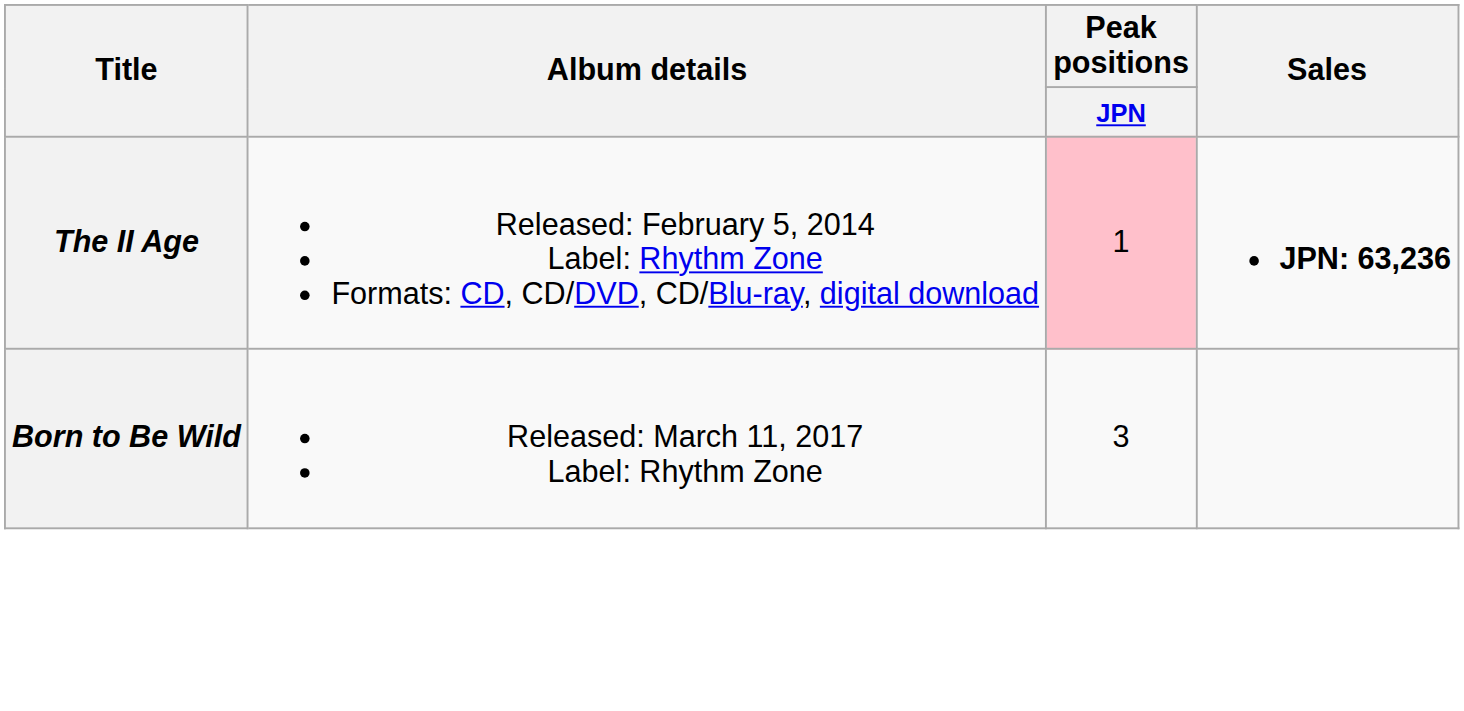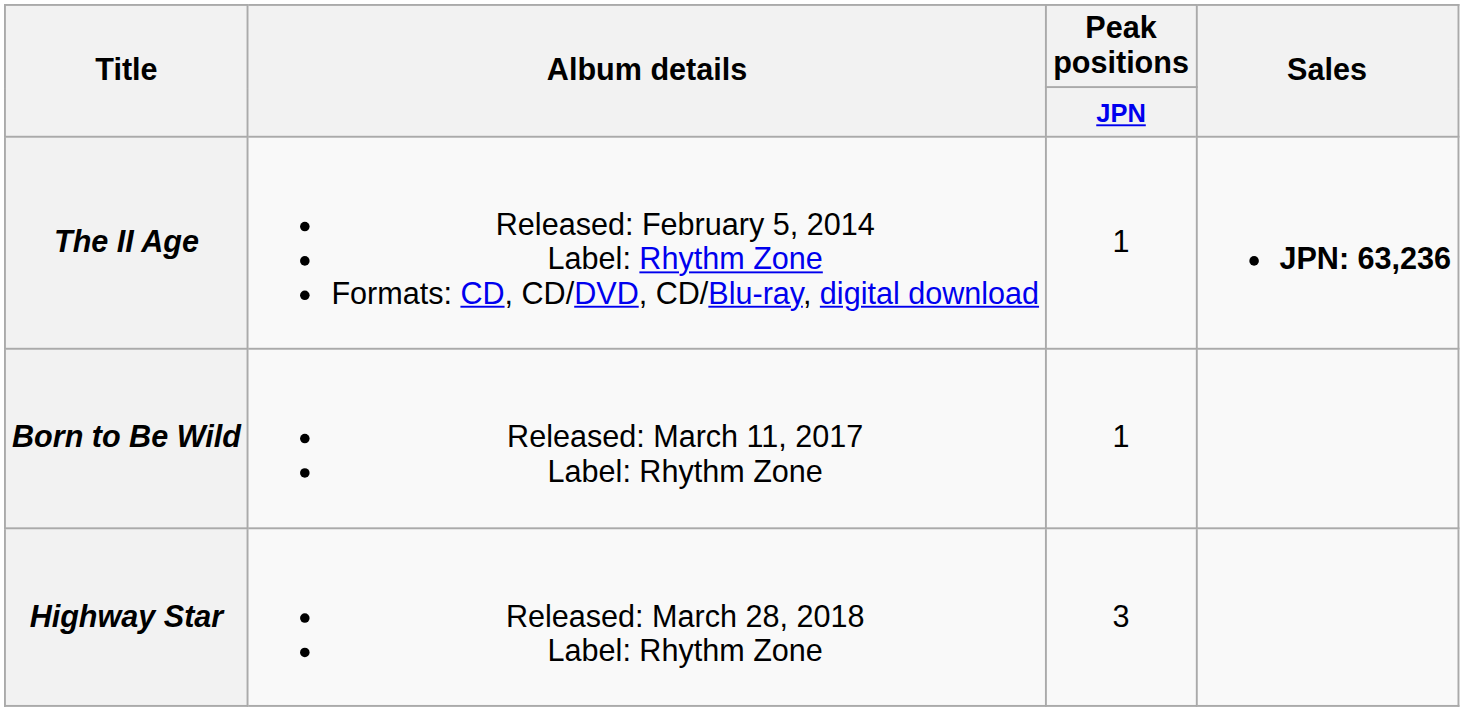(1121, 242) pink background -> (1121, 242) no background
(1121, 437) 3 -> (1121, 437) 1
+ row: (126, 616)
